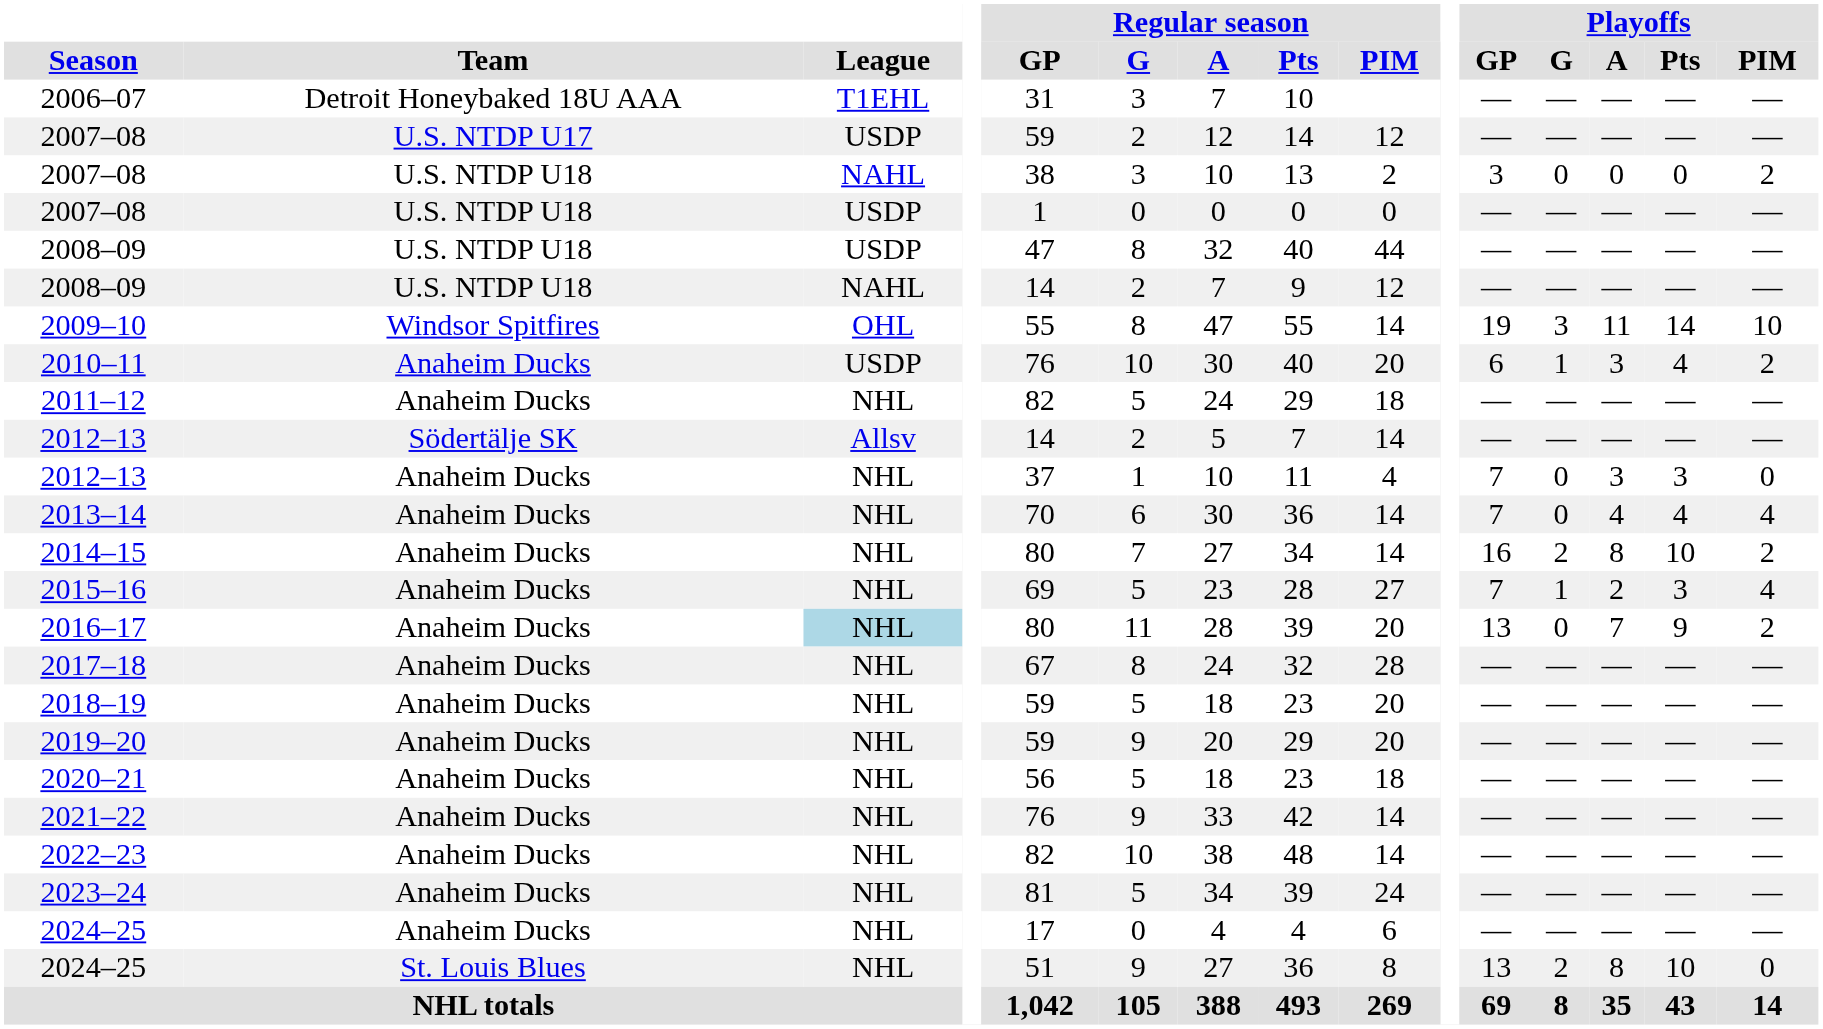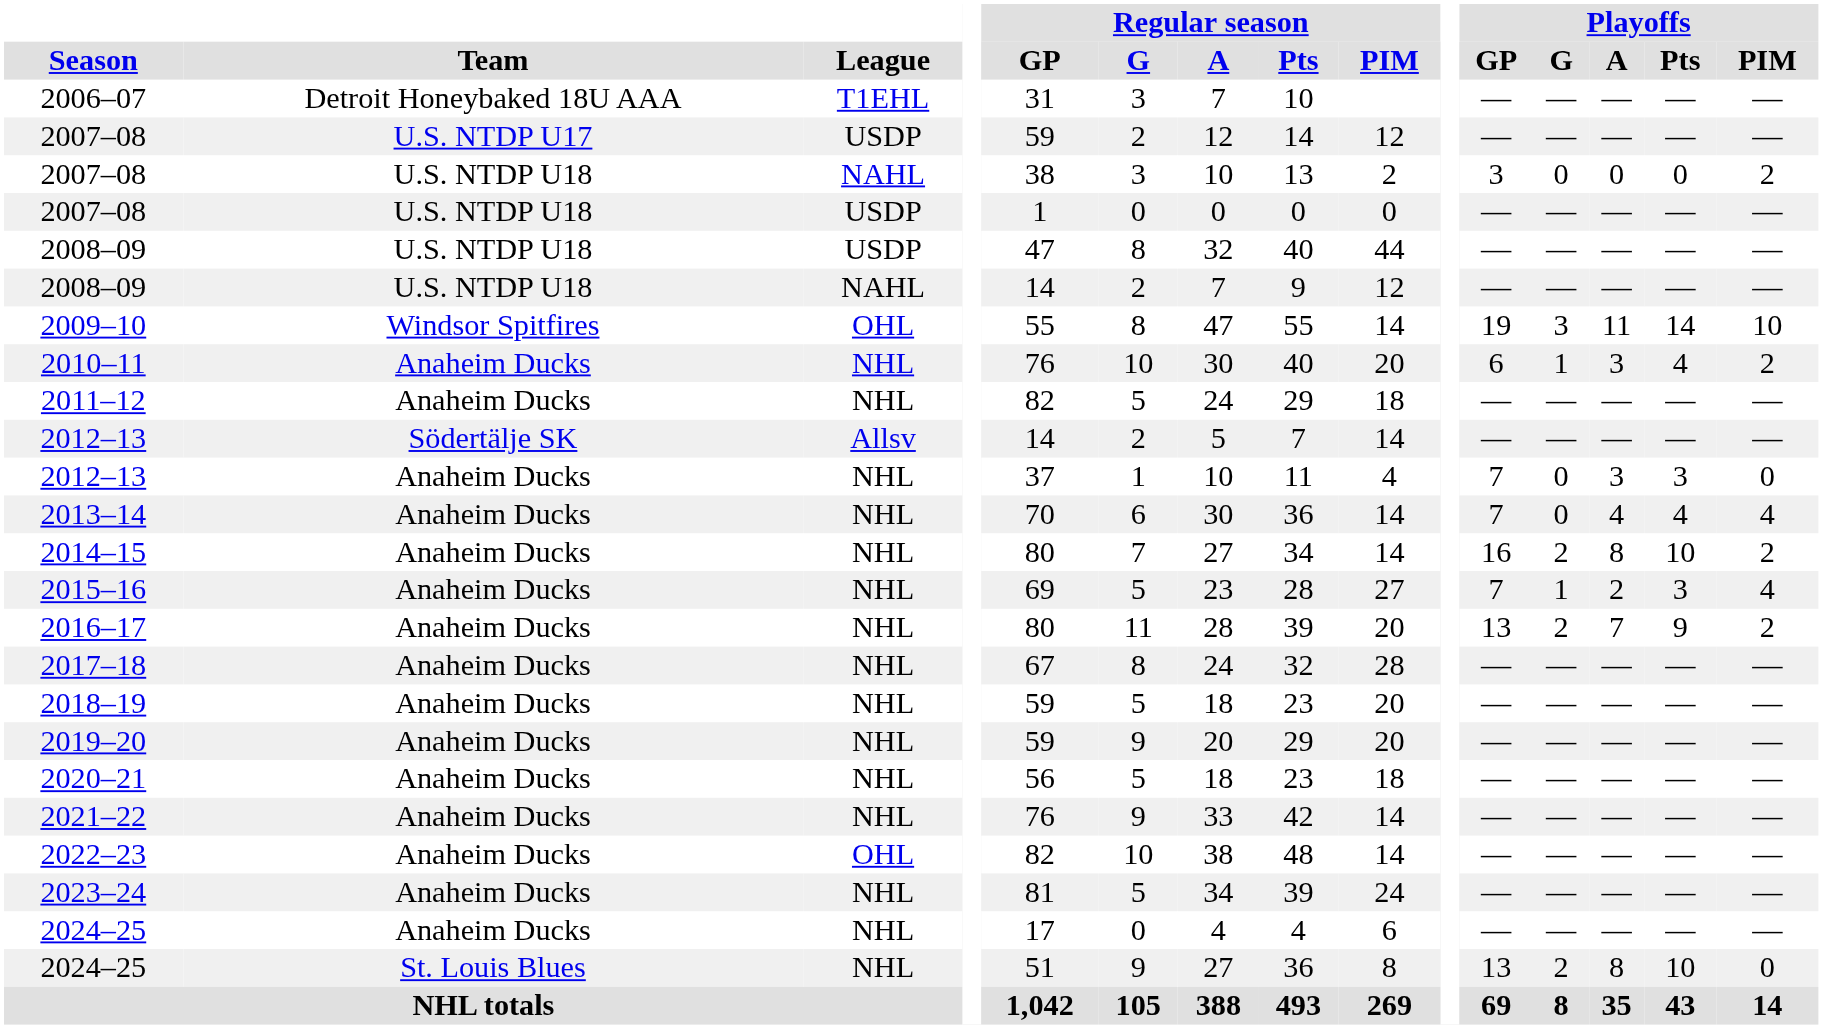(883, 362) USDP -> (883, 362) NHL
(883, 627) lightblue background -> (883, 627) no background
(1561, 627) 0 -> (1561, 627) 2
(883, 854) NHL -> (883, 854) OHL
